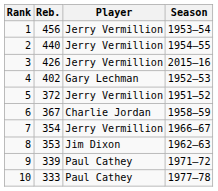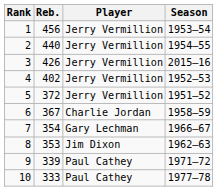(102, 79) Gary Lechman -> (114, 79) Jerry Vermillion
(114, 128) Jerry Vermillion -> (102, 128) Gary Lechman
